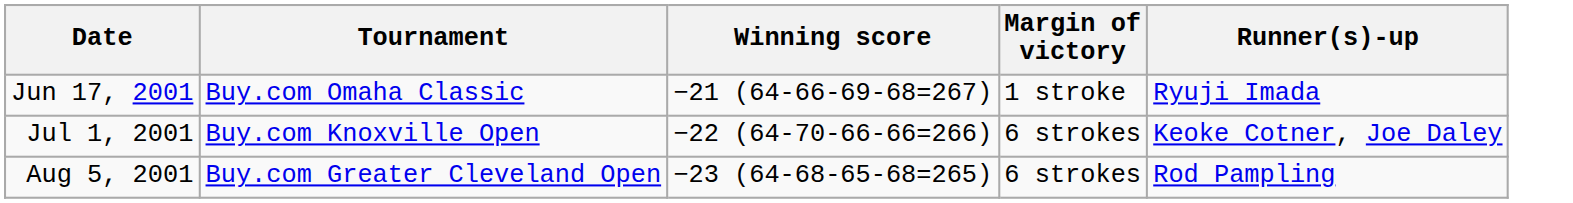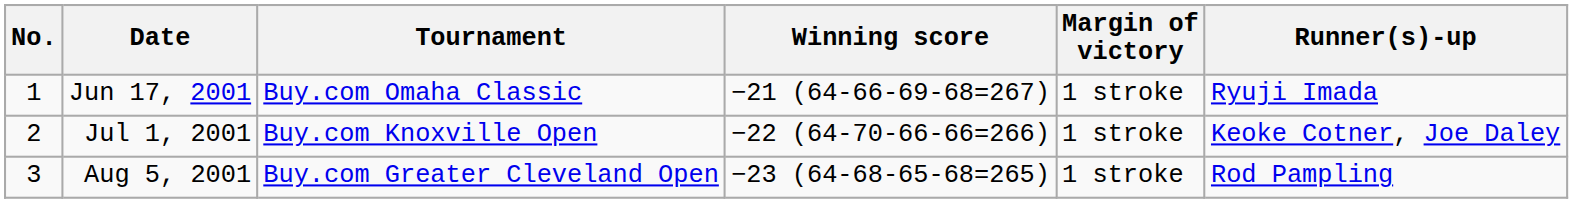+ column: (34, 40)
(1073, 136) 6 strokes -> (1123, 136) 1 stroke
(1073, 177) 6 strokes -> (1123, 177) 1 stroke
